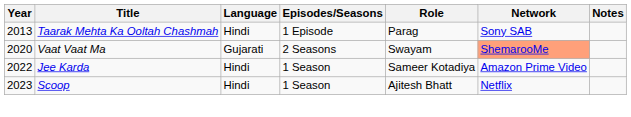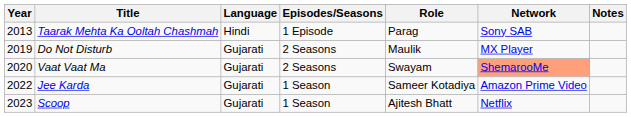+ row: (75, 49)
(236, 67) Hindi -> (243, 85) Gujarati
(236, 85) Hindi -> (243, 103) Gujarati
